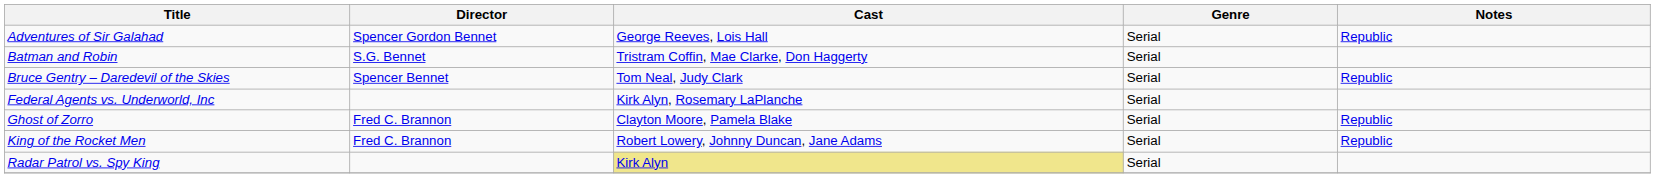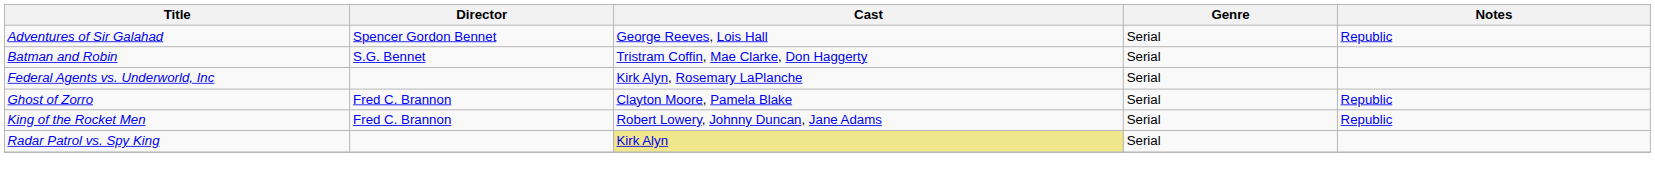- row: (119, 78)
